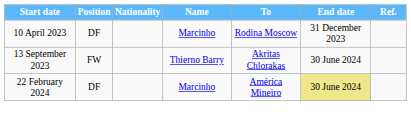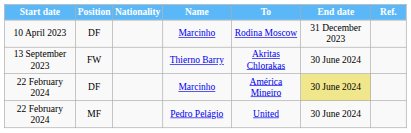+ row: (40, 114)
